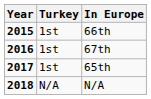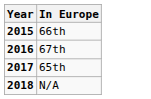- column: (59, 13)
